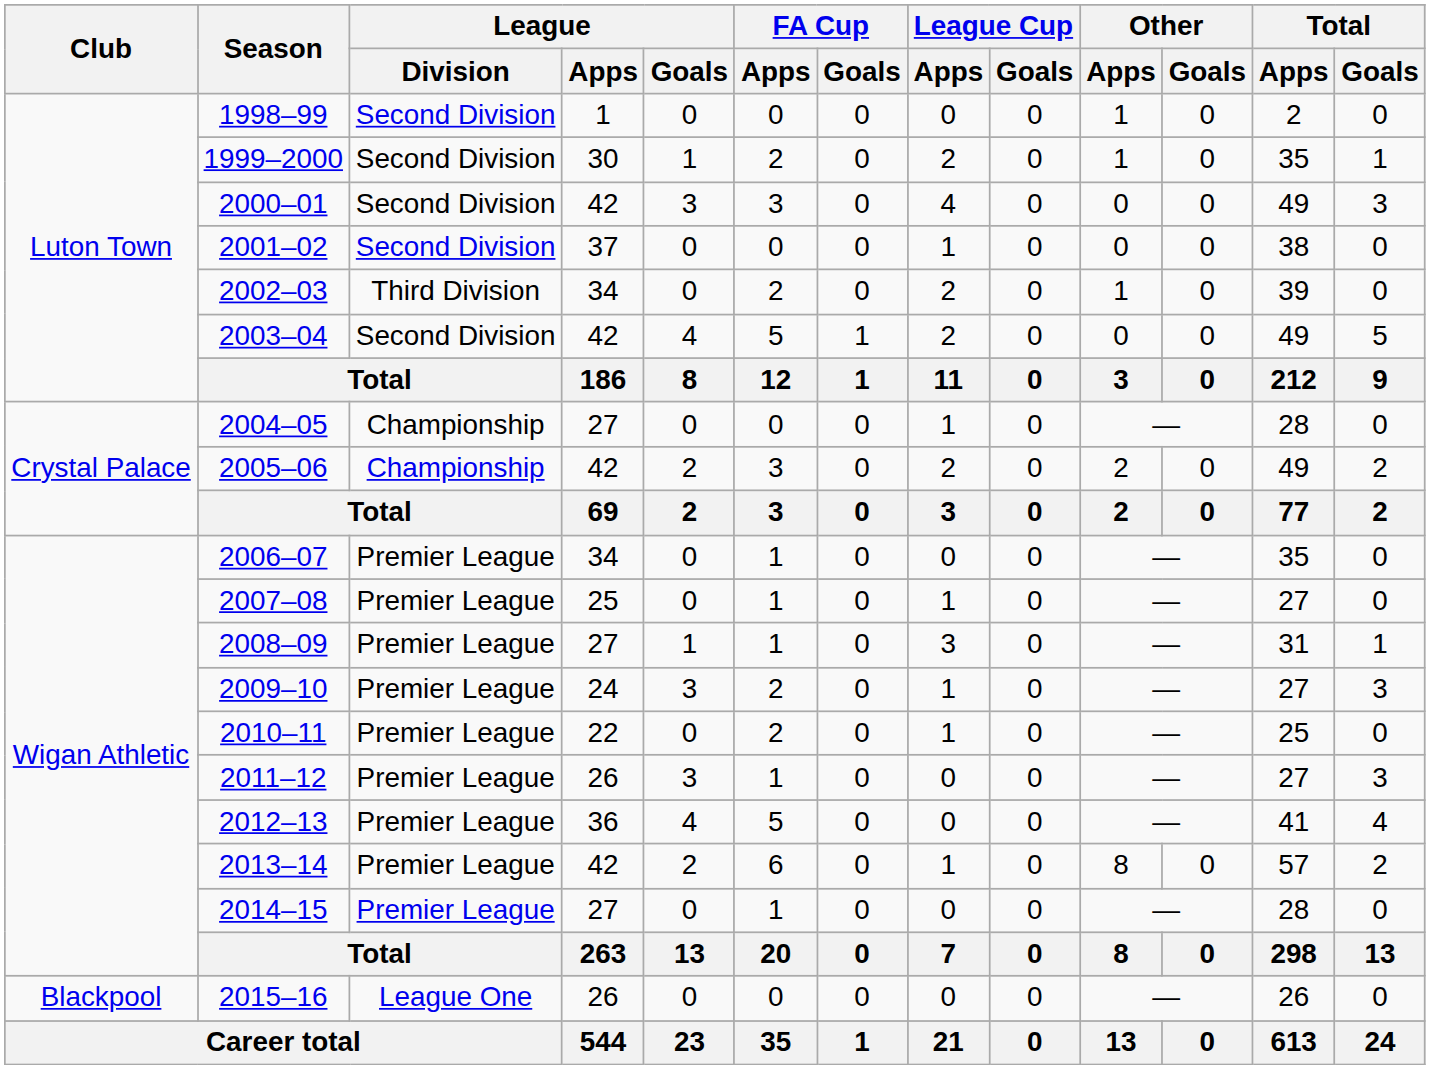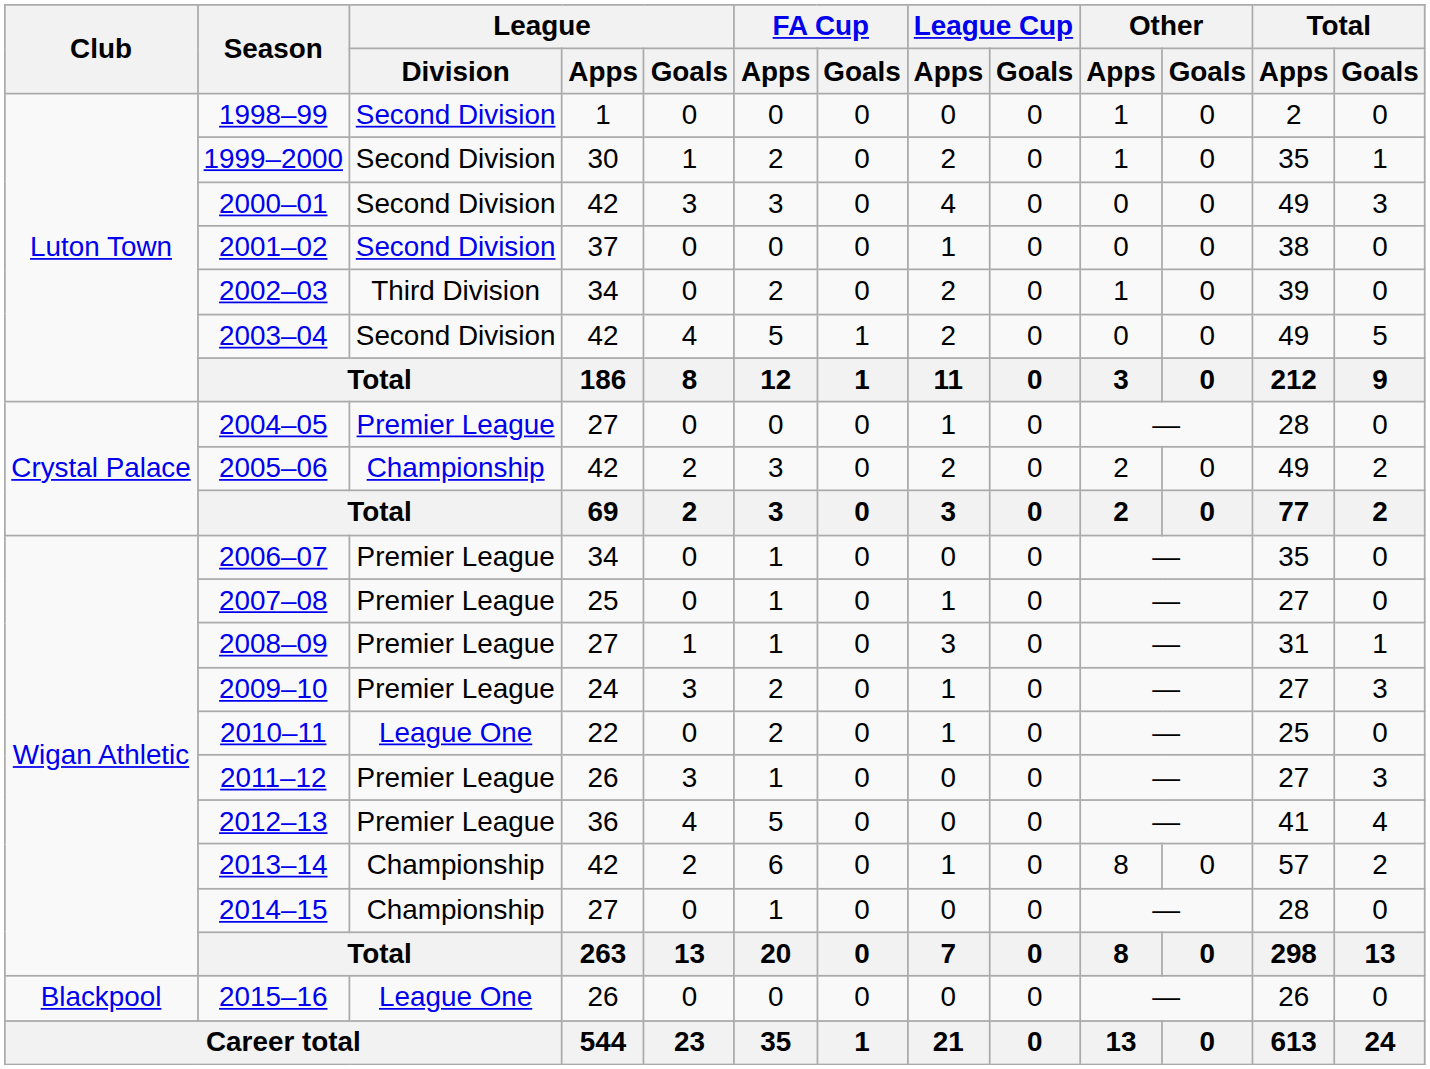(456, 423) Championship -> (456, 423) Premier League
(456, 733) Premier League -> (456, 733) League One
(456, 865) Premier League -> (456, 865) Championship
(456, 909) Premier League -> (456, 909) Championship
